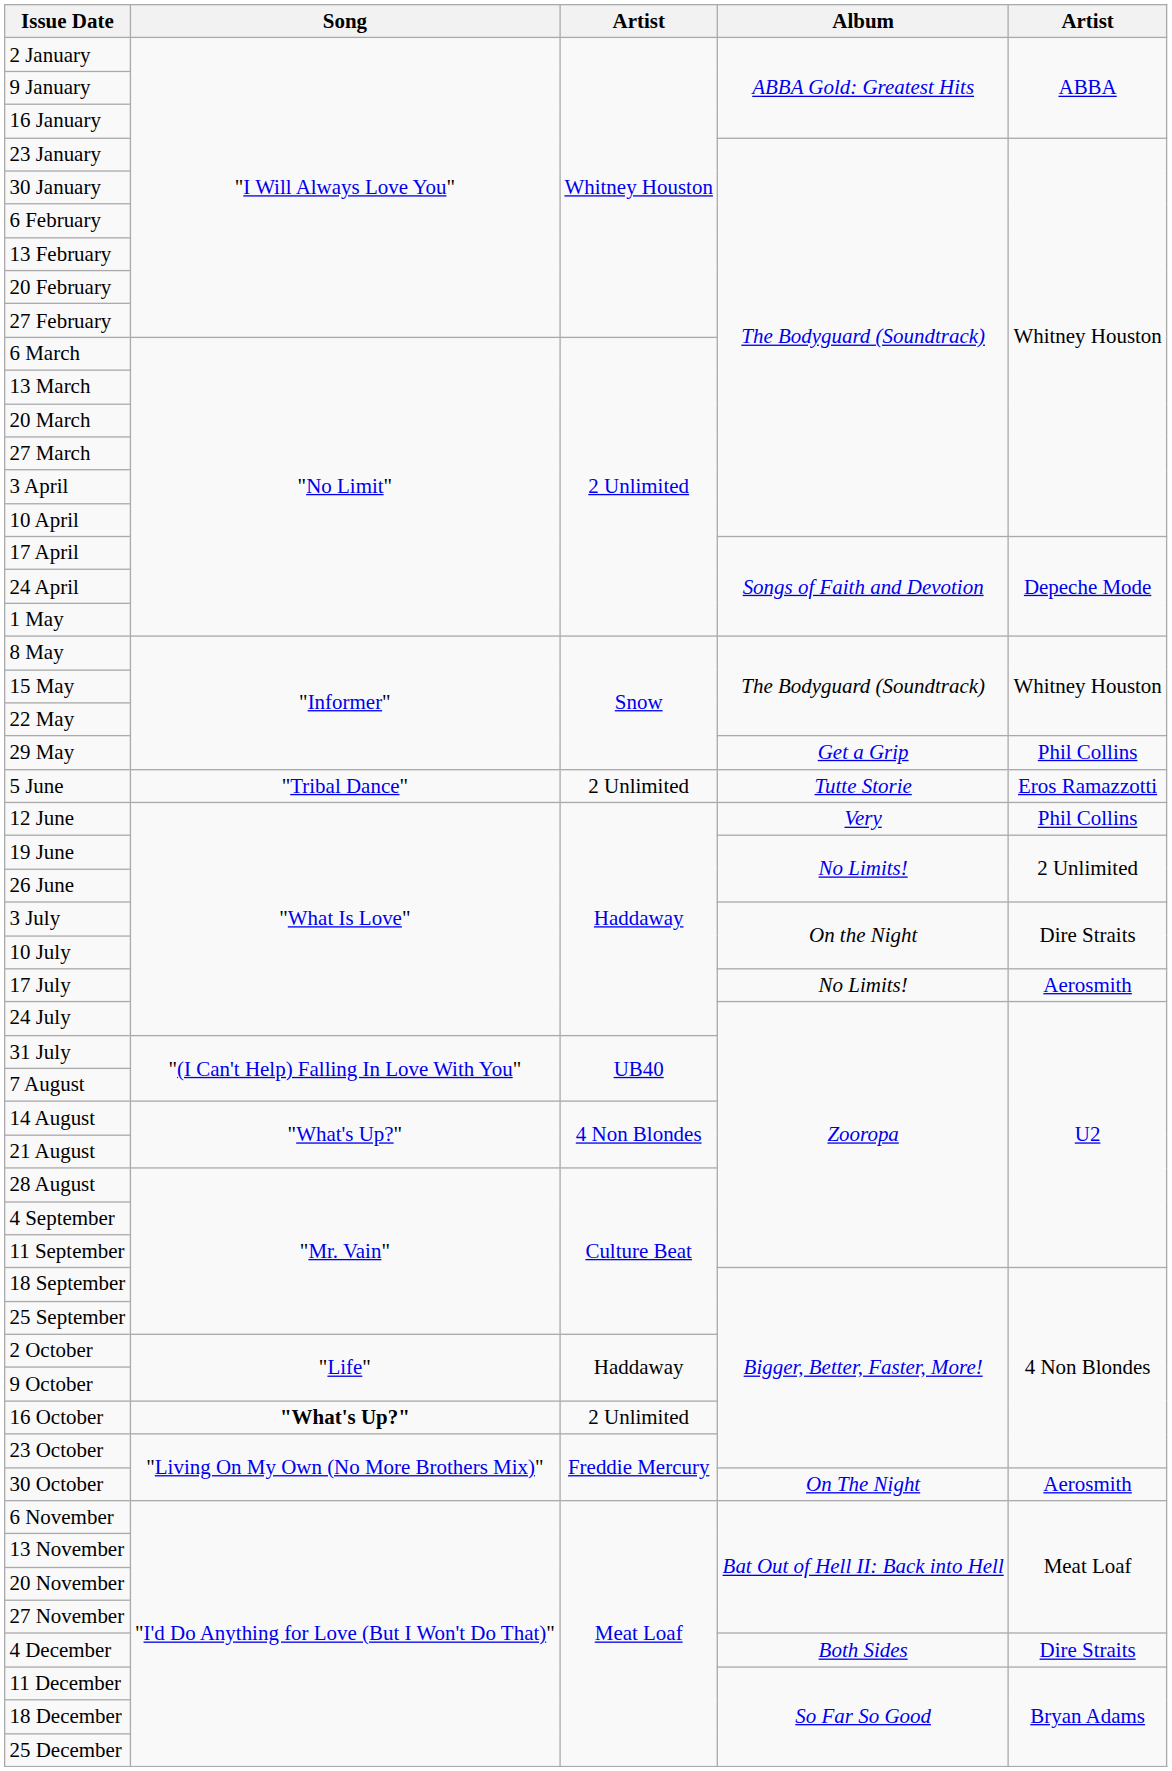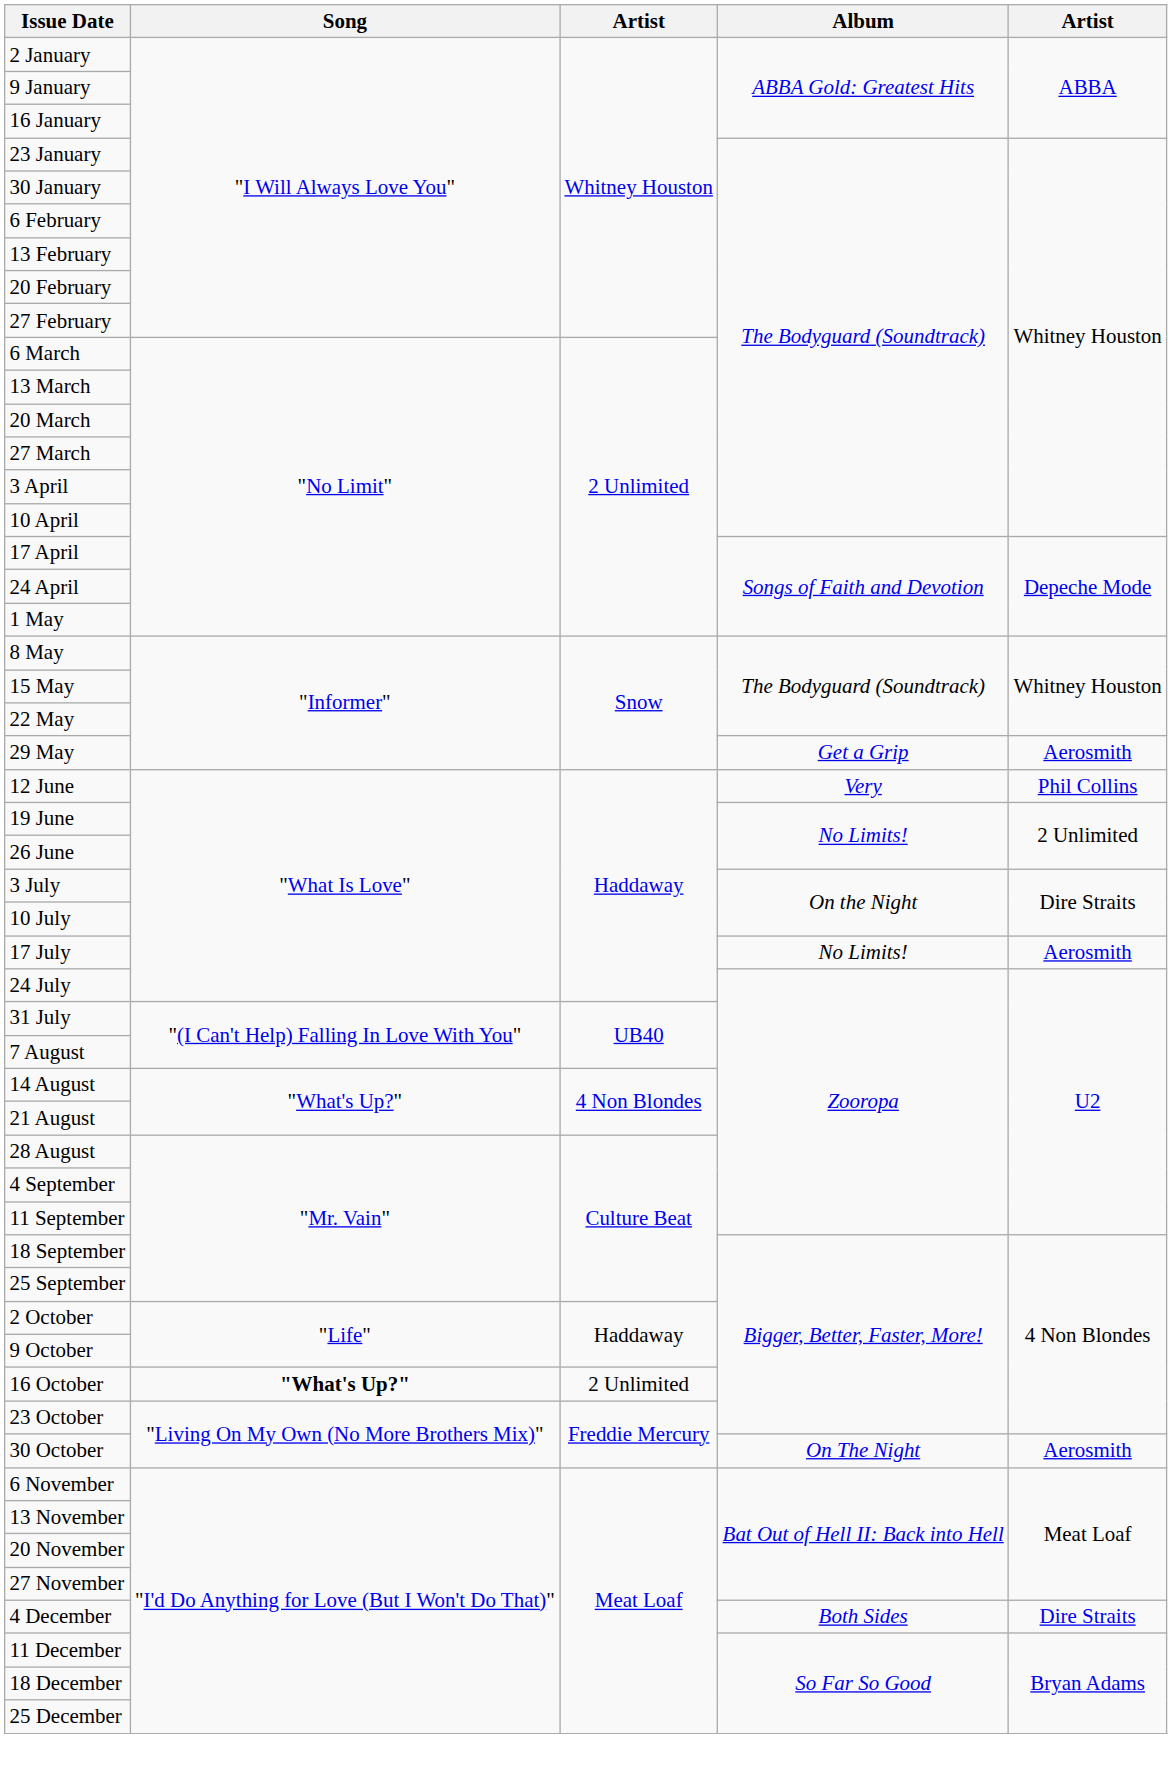(1088, 752) Phil Collins -> (1088, 752) Aerosmith
- row: (37, 785)
